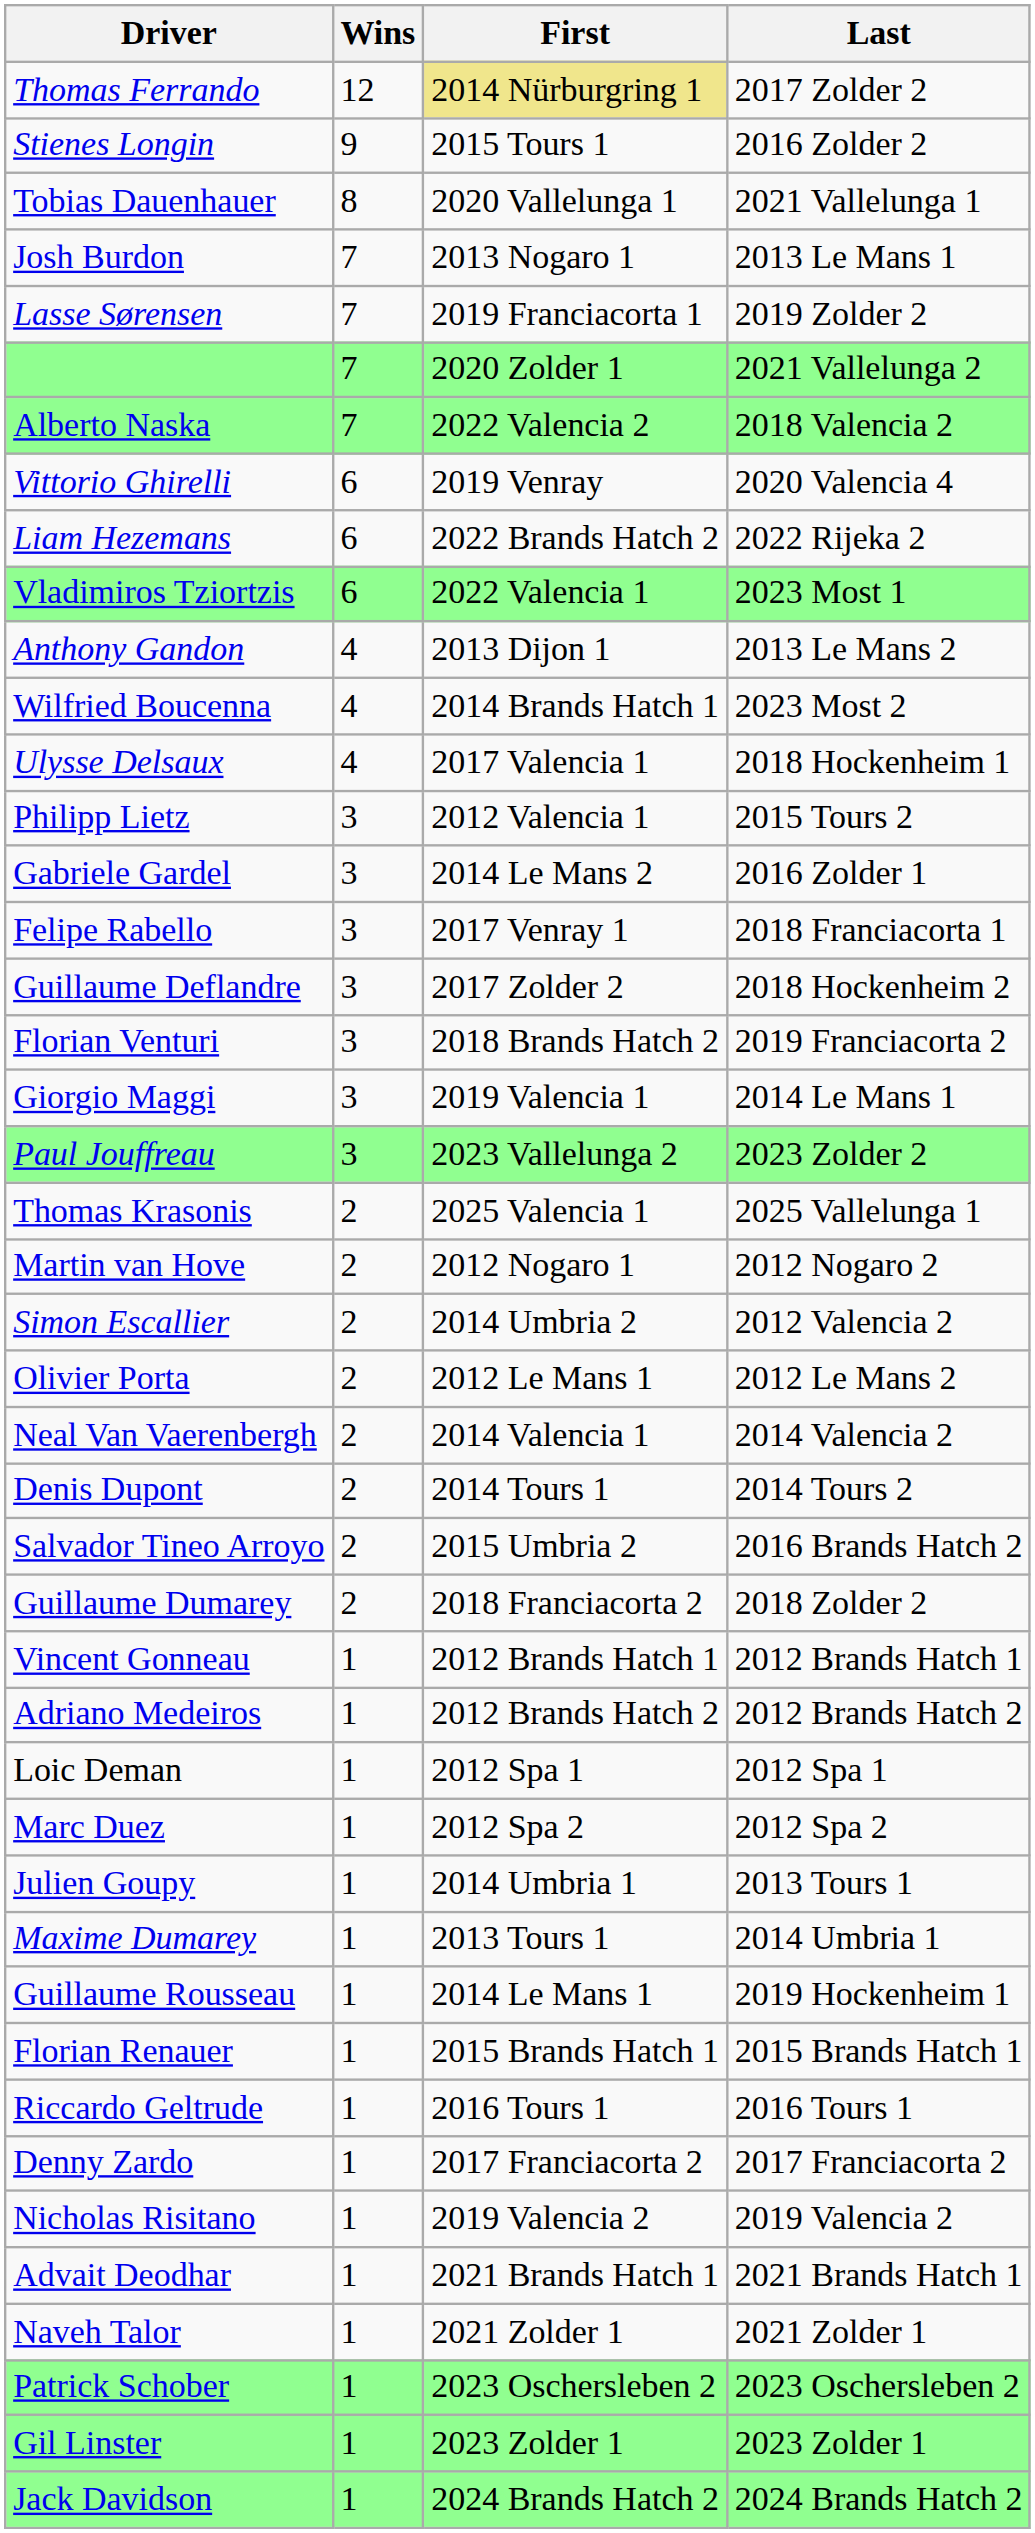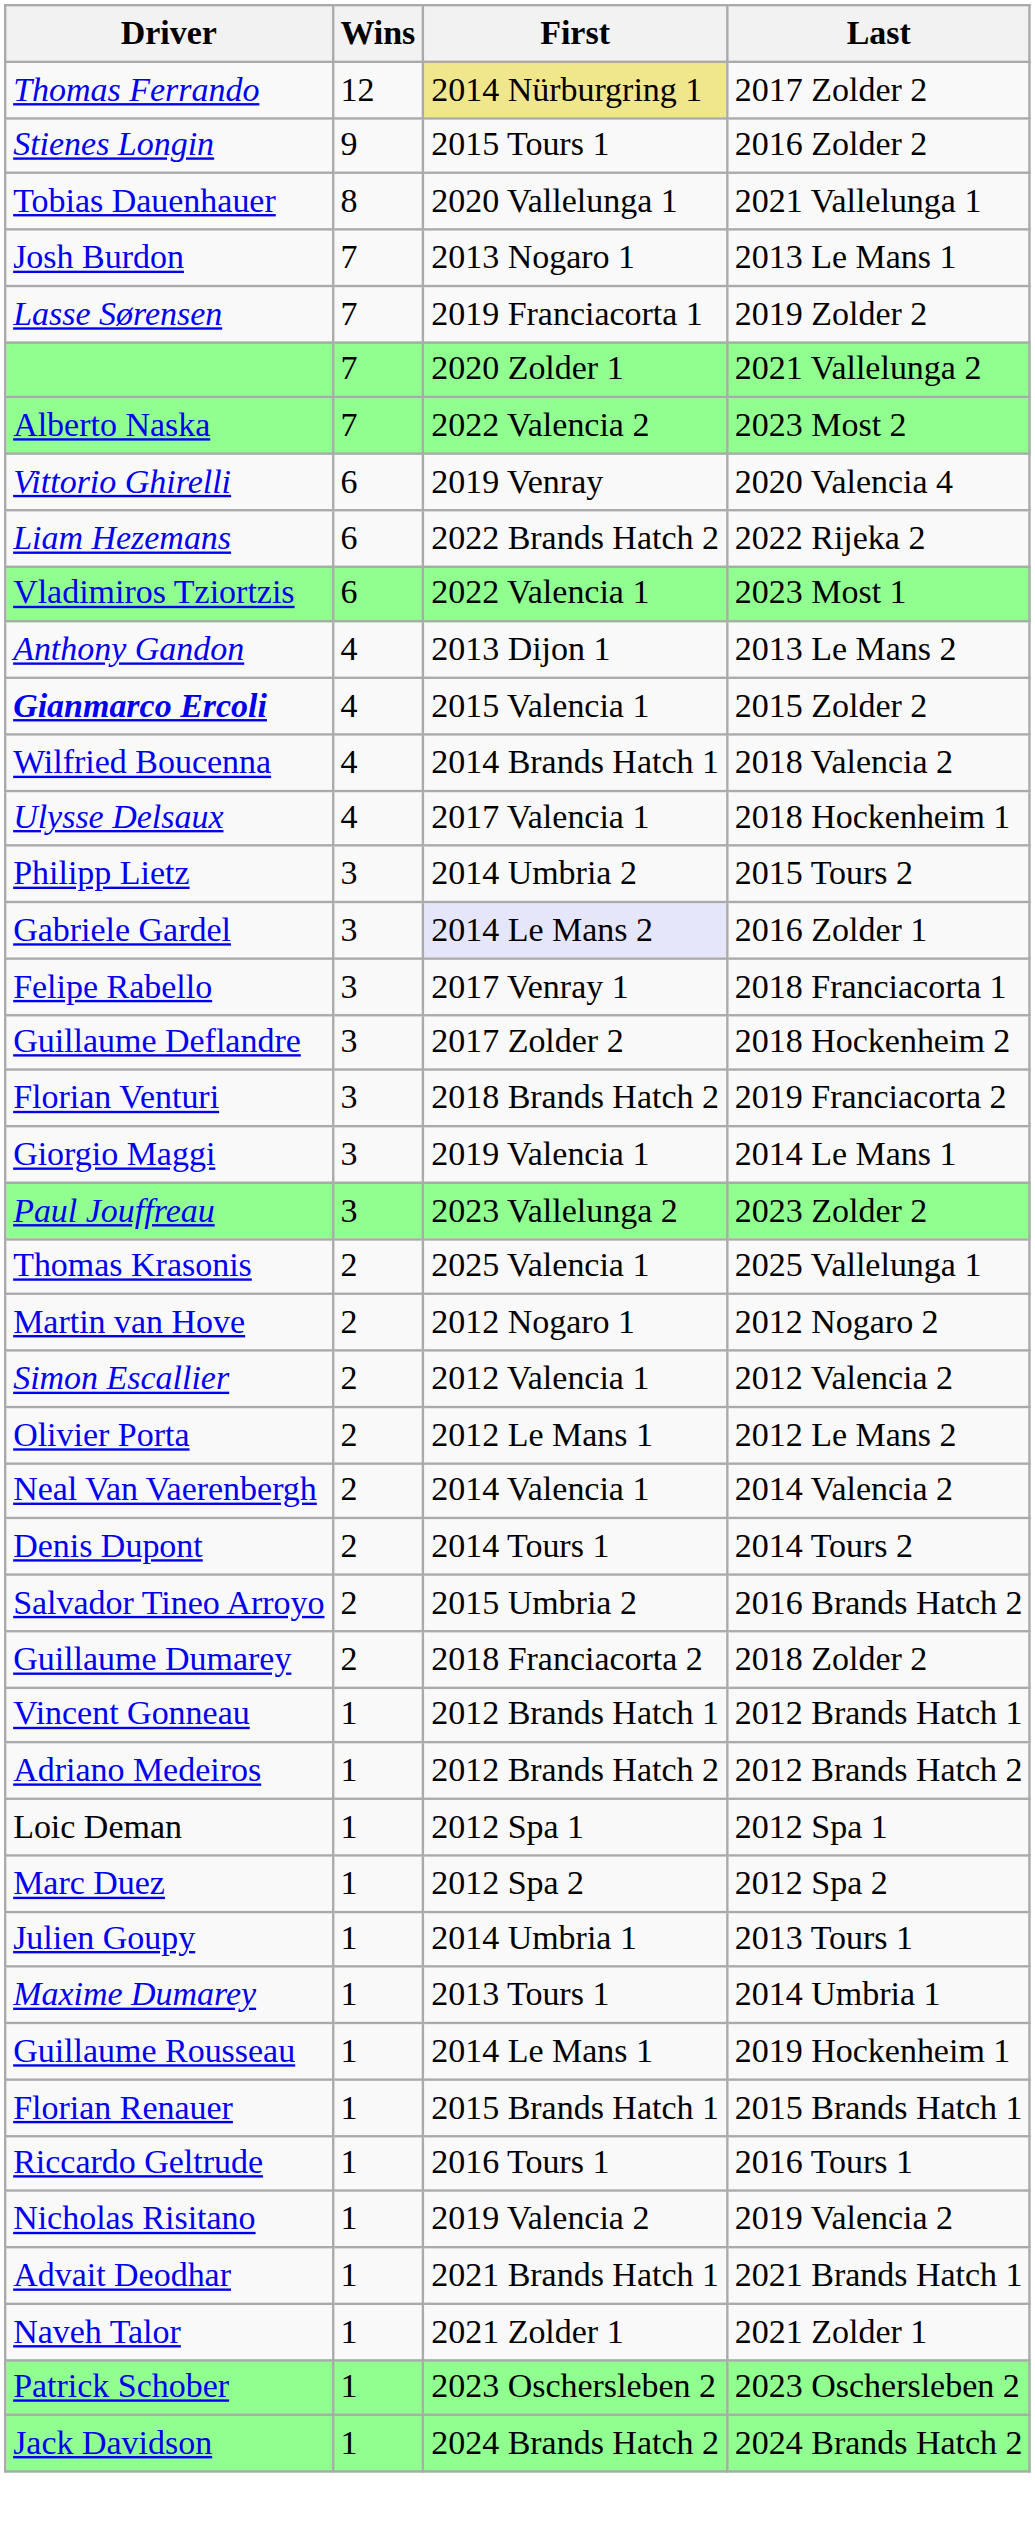(844, 425) 2018 Valencia 2 -> (821, 425) 2023 Most 2
+ row: (140, 705)
(821, 705) 2023 Most 2 -> (844, 761) 2018 Valencia 2
(540, 817) 2012 Valencia 1 -> (534, 873) 2014 Umbria 2
(542, 873) no background -> (542, 929) lavender background
(534, 1322) 2014 Umbria 2 -> (540, 1378) 2012 Valencia 1
- row: (103, 2162)
- row: (87, 2443)
